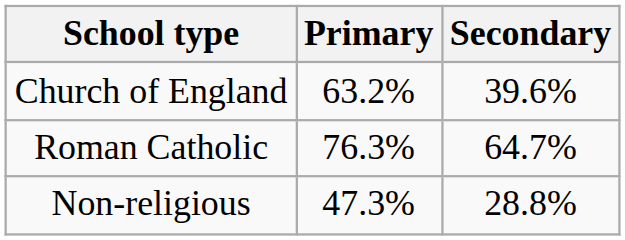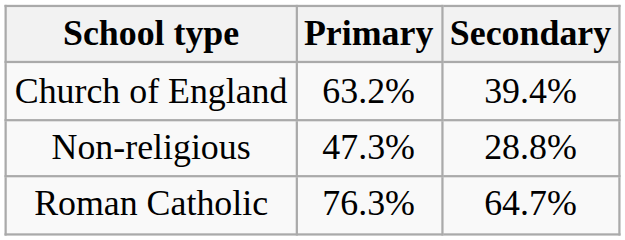(530, 90) 39.6% -> (530, 90) 39.4%
rows swapped: (151, 147) <-> (151, 204)
